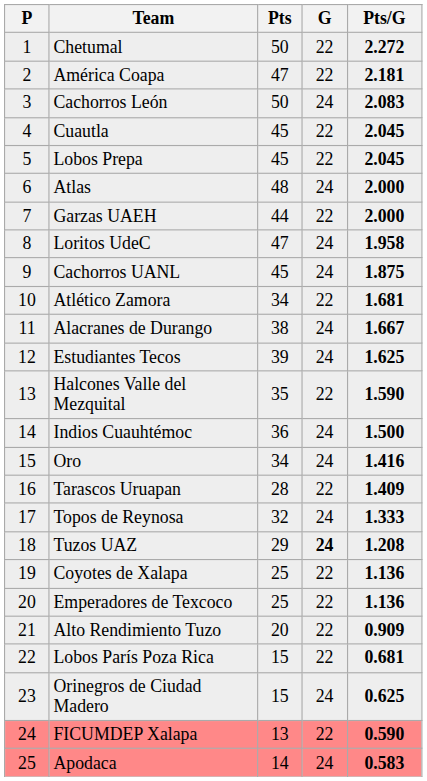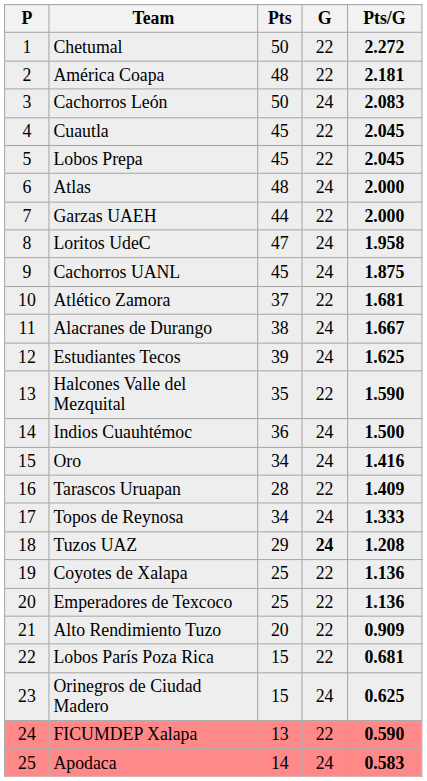(280, 74) 47 -> (280, 74) 48
(280, 300) 34 -> (280, 300) 37
(280, 517) 32 -> (280, 517) 34
